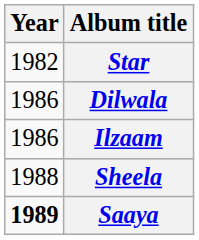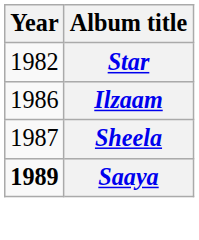- row: (129, 100)
(34, 176) 1988 -> (34, 138) 1987
